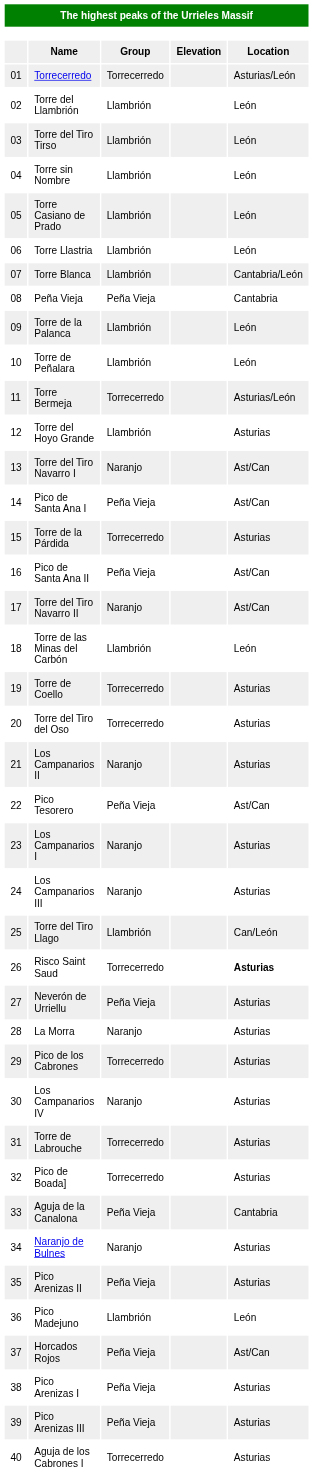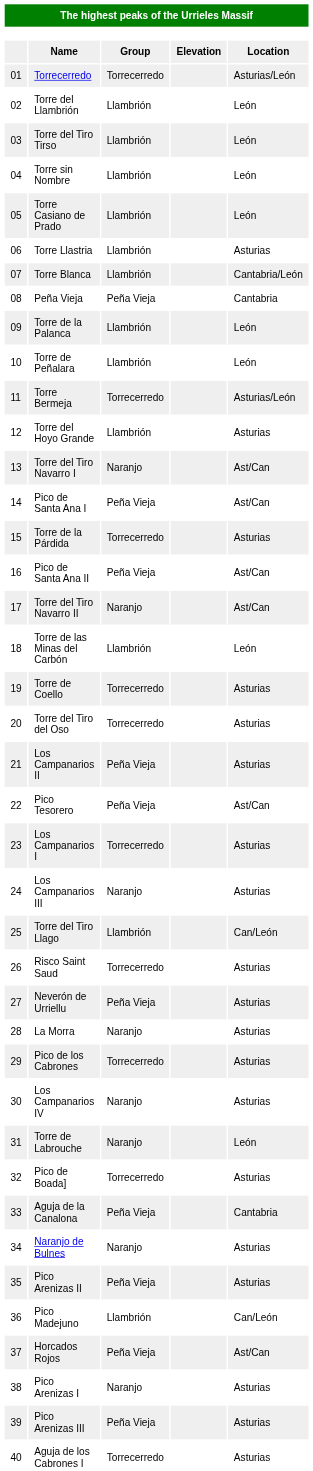(245, 251) León -> (252, 251) Asturias
(124, 765) Naranjo -> (131, 765) Peña Vieja
(124, 846) Naranjo -> (135, 846) Torrecerredo
(254, 968) bold -> (252, 968) normal
(135, 1143) Torrecerredo -> (124, 1143) Naranjo
(252, 1143) Asturias -> (245, 1143) León
(245, 1318) León -> (256, 1318) Can/León
(131, 1388) Peña Vieja -> (124, 1388) Naranjo
